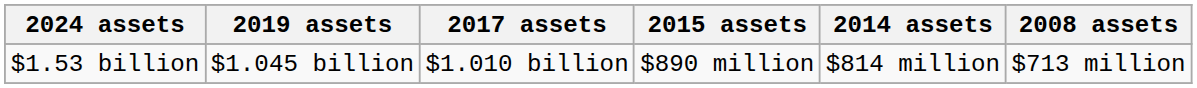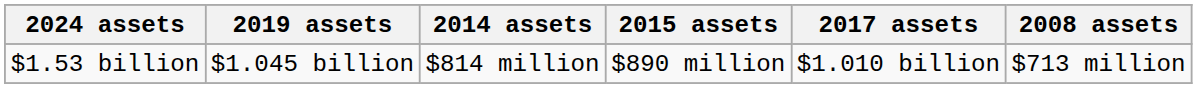columns swapped: (527, 25) <-> (913, 25)
